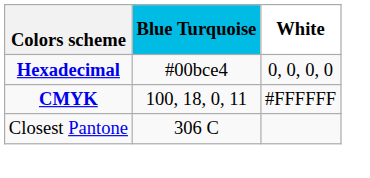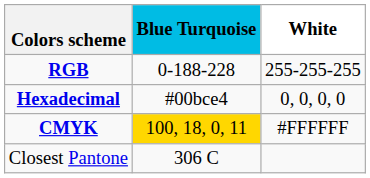+ row: (68, 69)
(196, 98) no background -> (196, 128) gold background
